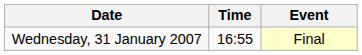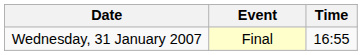columns swapped: (235, 15) <-> (309, 15)
